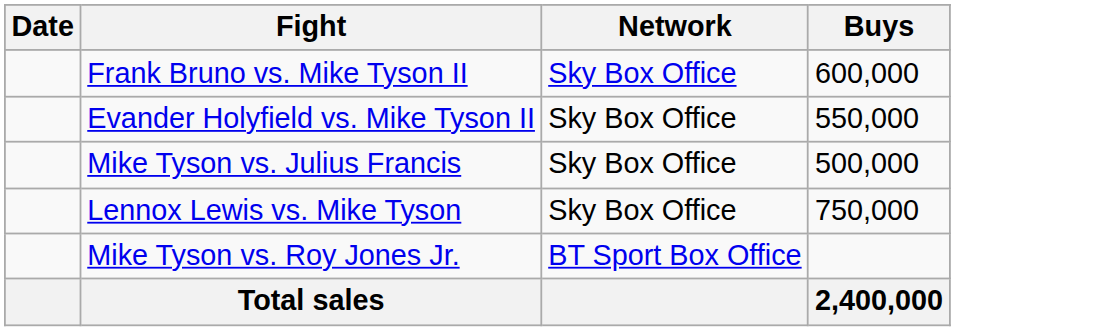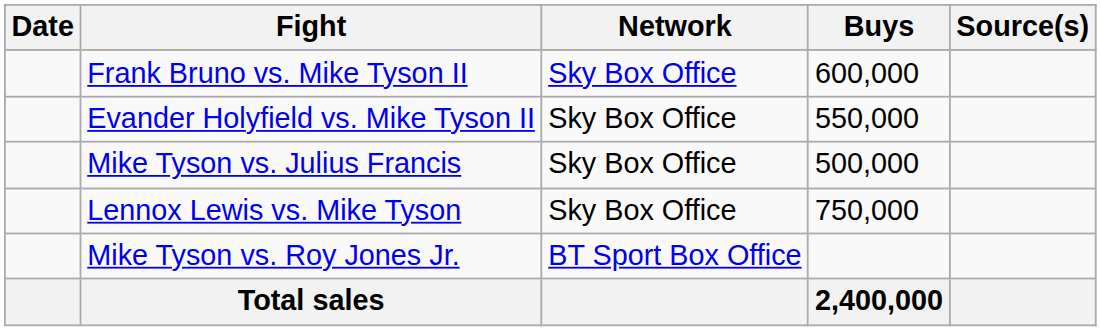+ column: (1023, 27)
